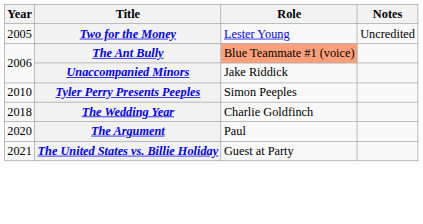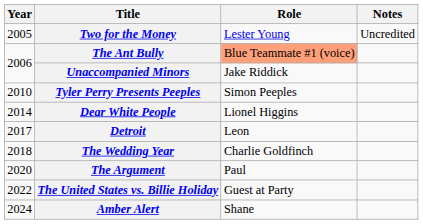+ row: (128, 111)
+ row: (128, 131)
(20, 151) 2021 -> (20, 190) 2022
+ row: (128, 209)
